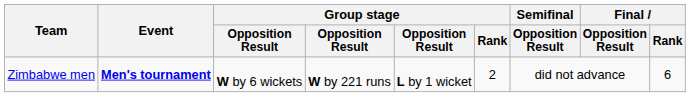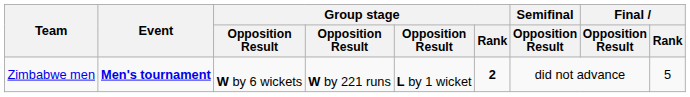(492, 75) normal -> (492, 75) bold
(668, 75) 6 -> (668, 75) 5
